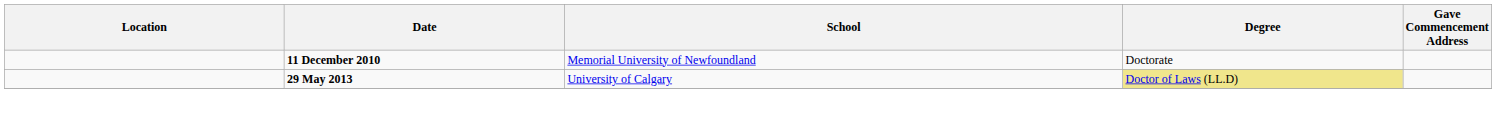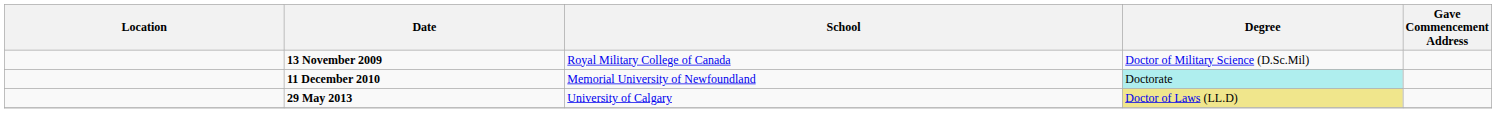+ row: (335, 60)
(1149, 60) no background -> (1149, 79) paleturquoise background
